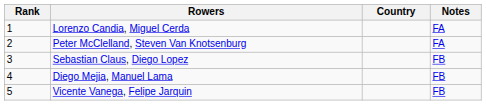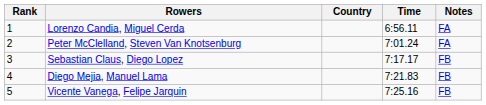+ column: (409, 12)
